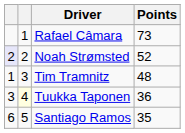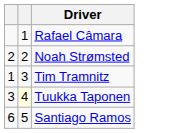- column: (157, 14)
(11, 56) lavender background -> (11, 56) no background
